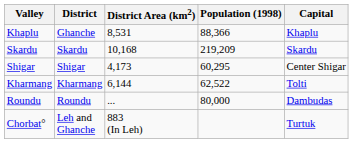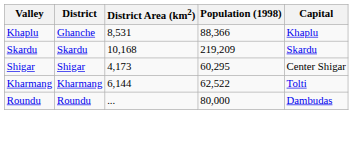- row: (26, 123)
